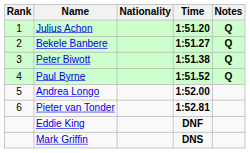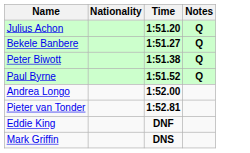- column: (19, 12)
